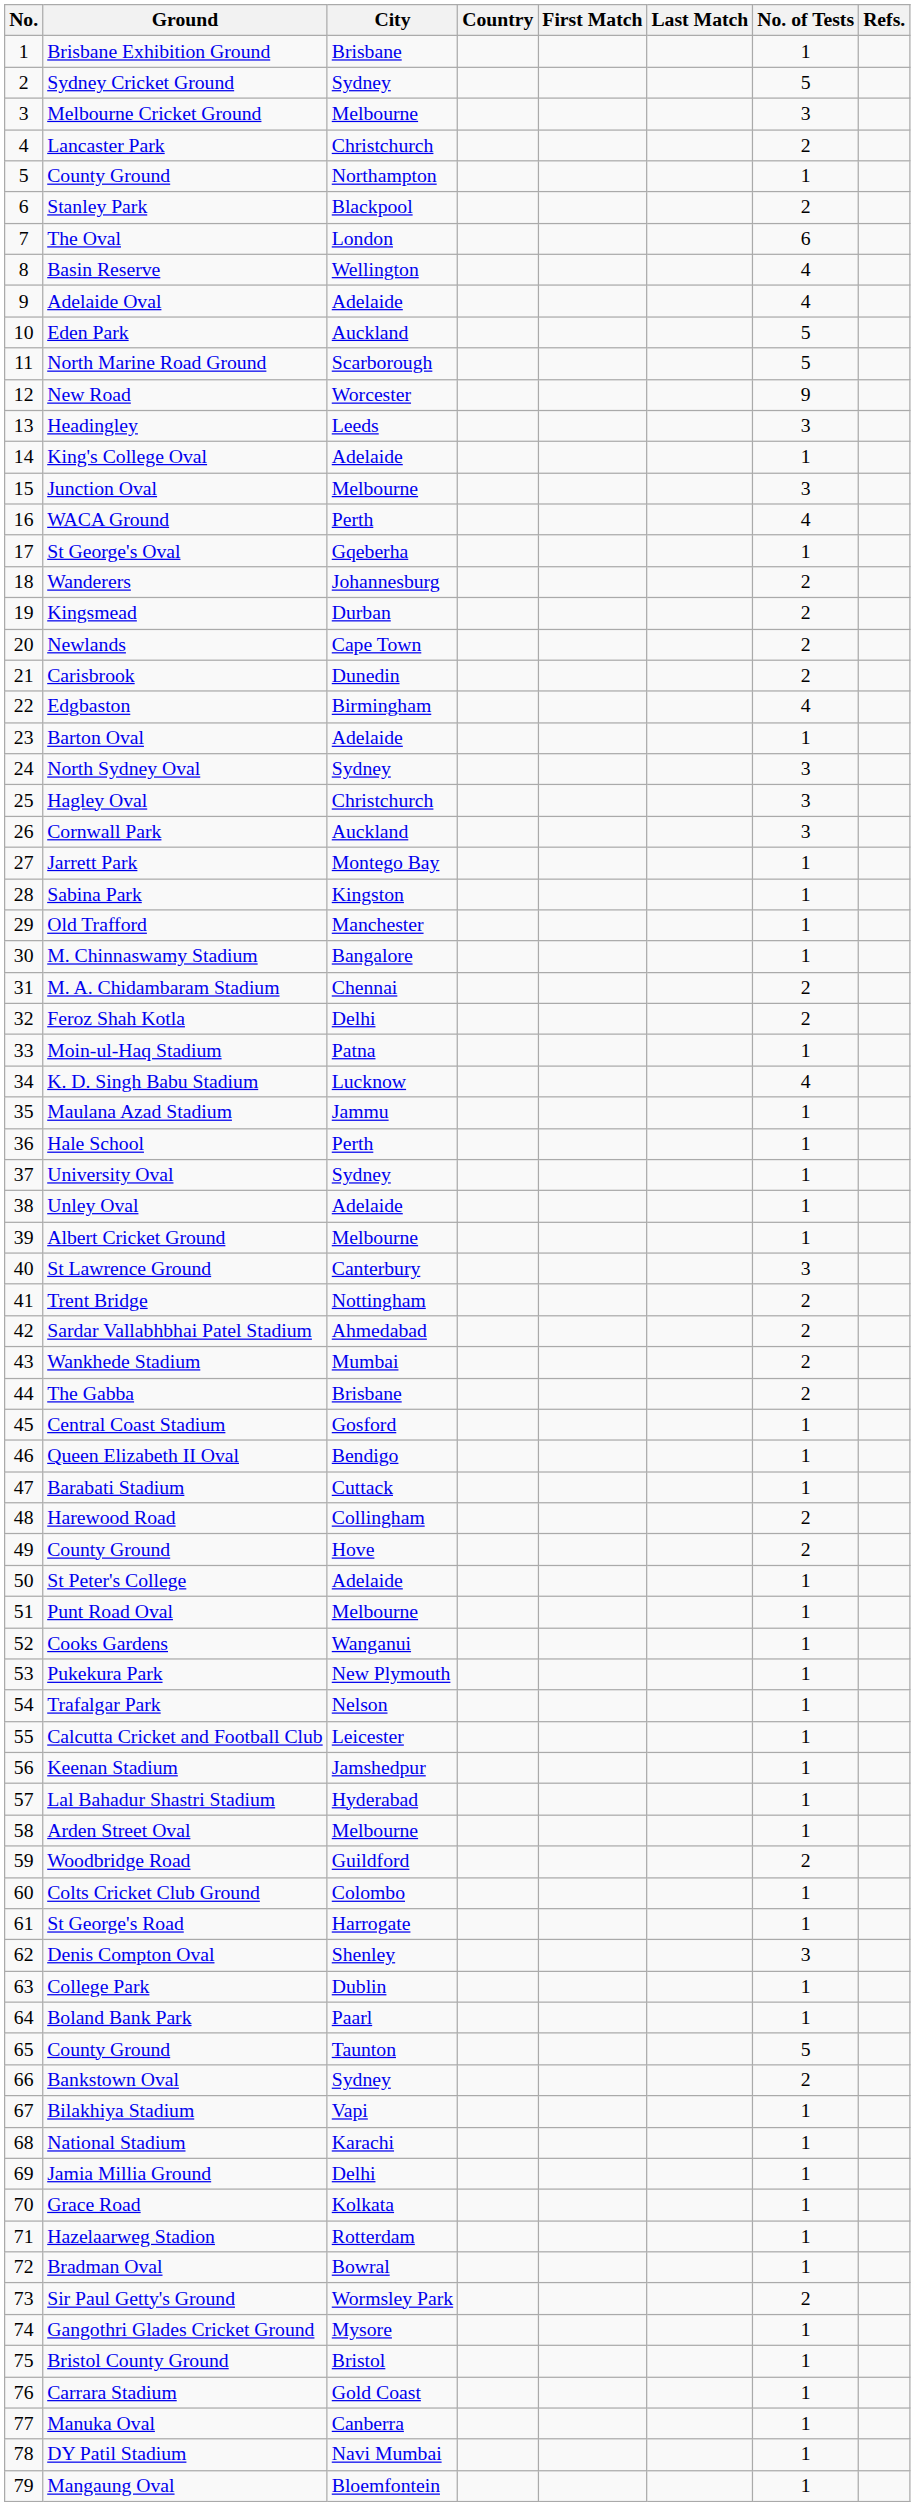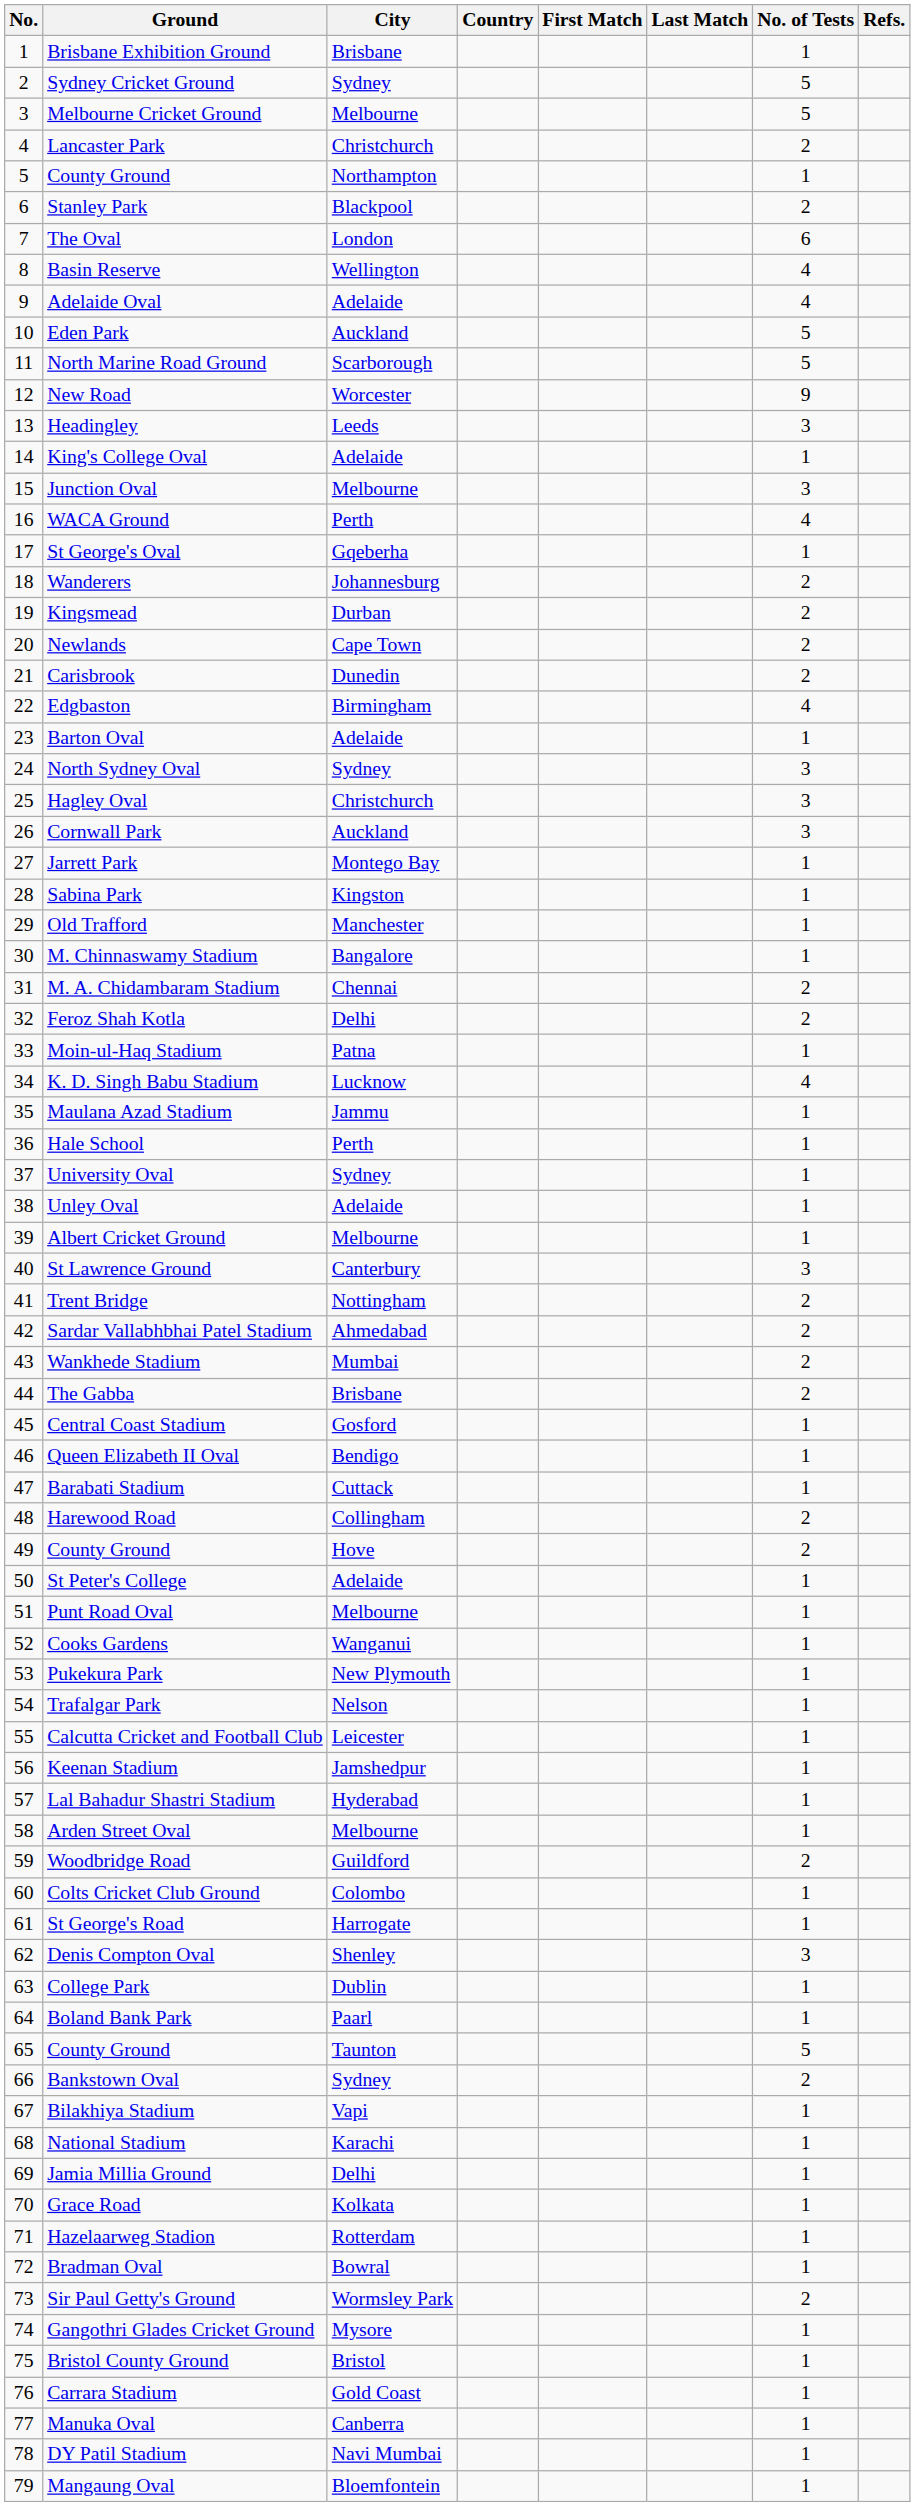(806, 113) 3 -> (806, 113) 5
